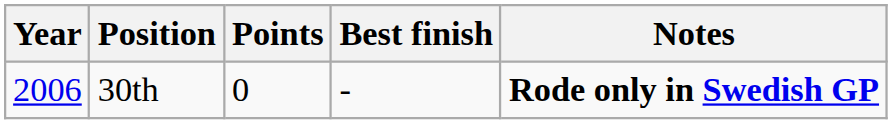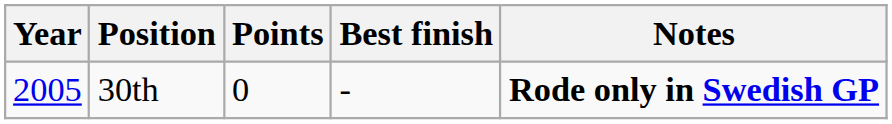(47, 89) 2006 -> (47, 89) 2005
